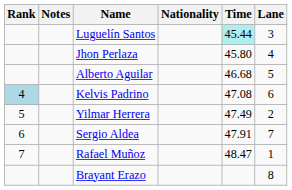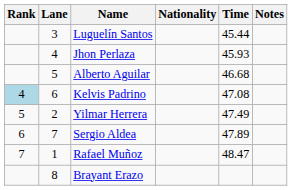columns swapped: (271, 14) <-> (56, 14)
(238, 34) paleturquoise background -> (236, 34) no background
(238, 54) 45.80 -> (236, 54) 45.93
(238, 135) 47.91 -> (236, 135) 47.89
